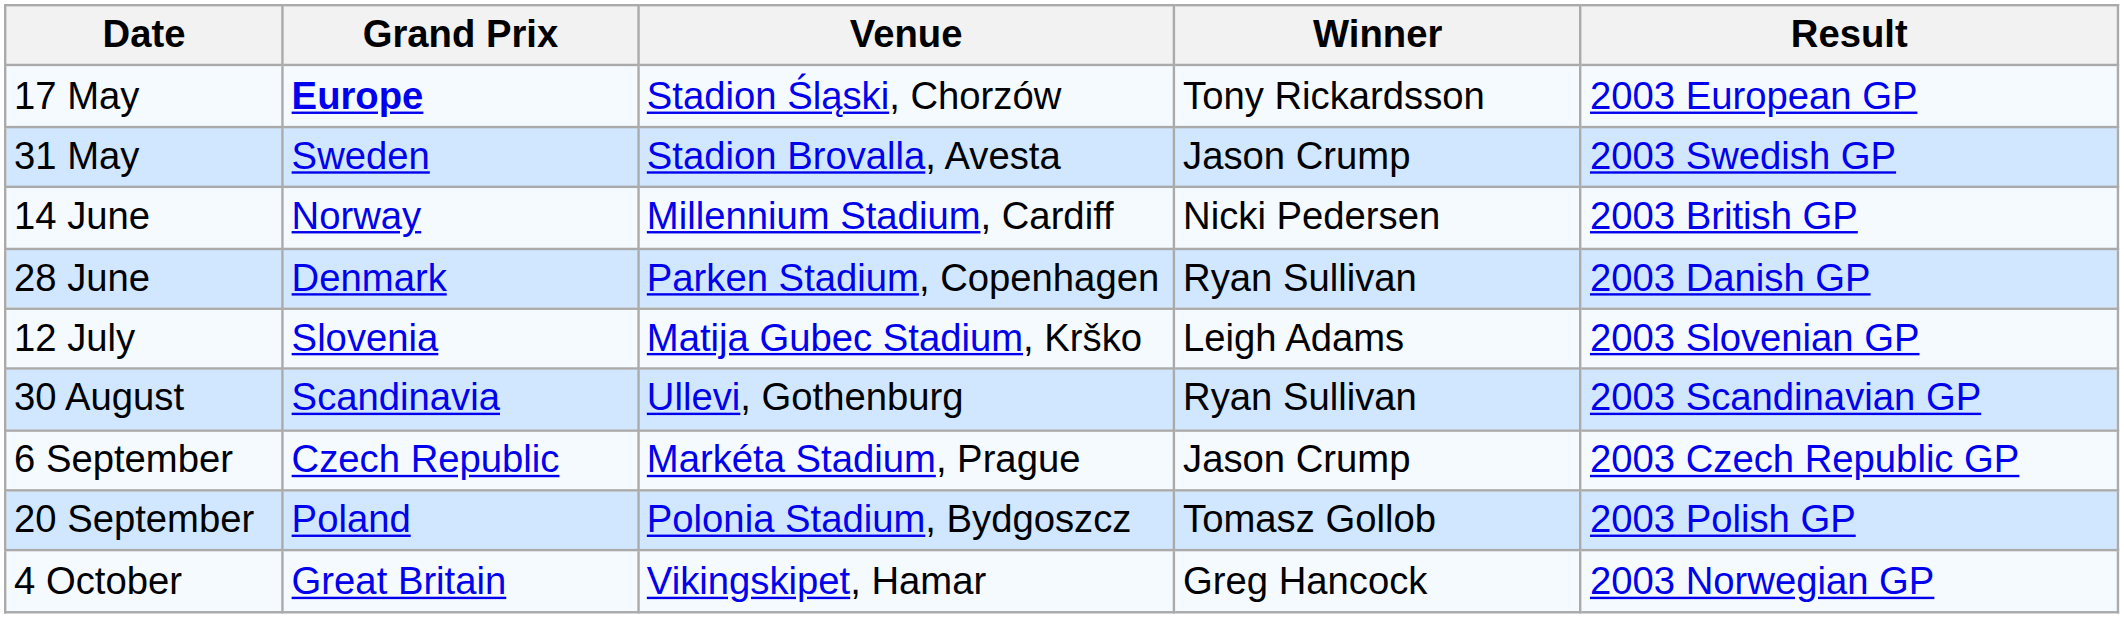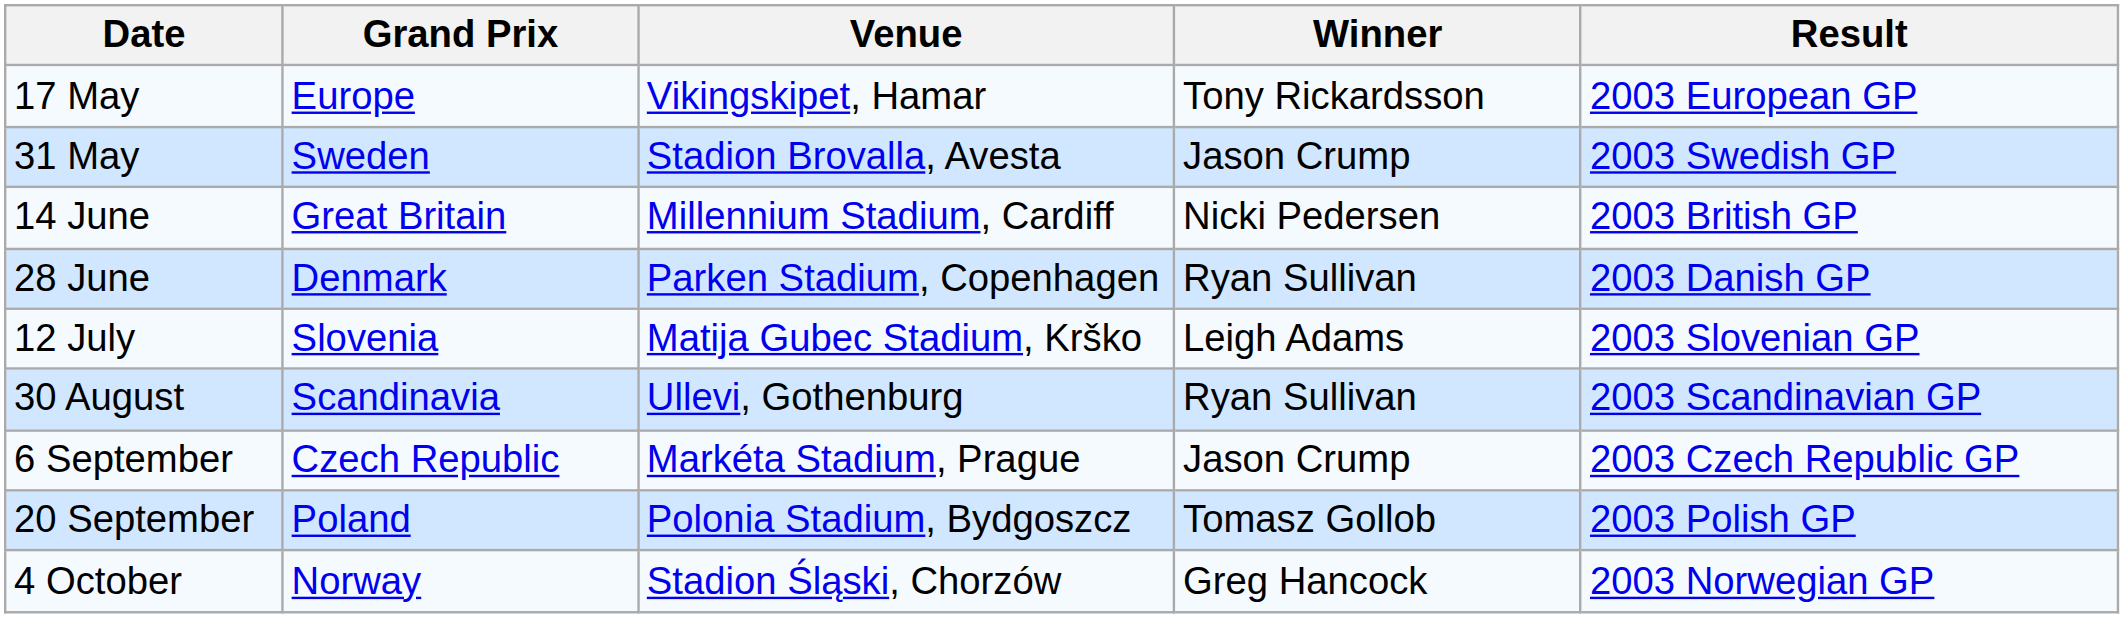(357, 95) bold -> (353, 95) normal
(854, 95) Stadion Śląski, Chorzów -> (817, 95) Vikingskipet, Hamar
(356, 216) Norway -> (399, 216) Great Britain
(399, 580) Great Britain -> (356, 580) Norway
(817, 580) Vikingskipet, Hamar -> (854, 580) Stadion Śląski, Chorzów
